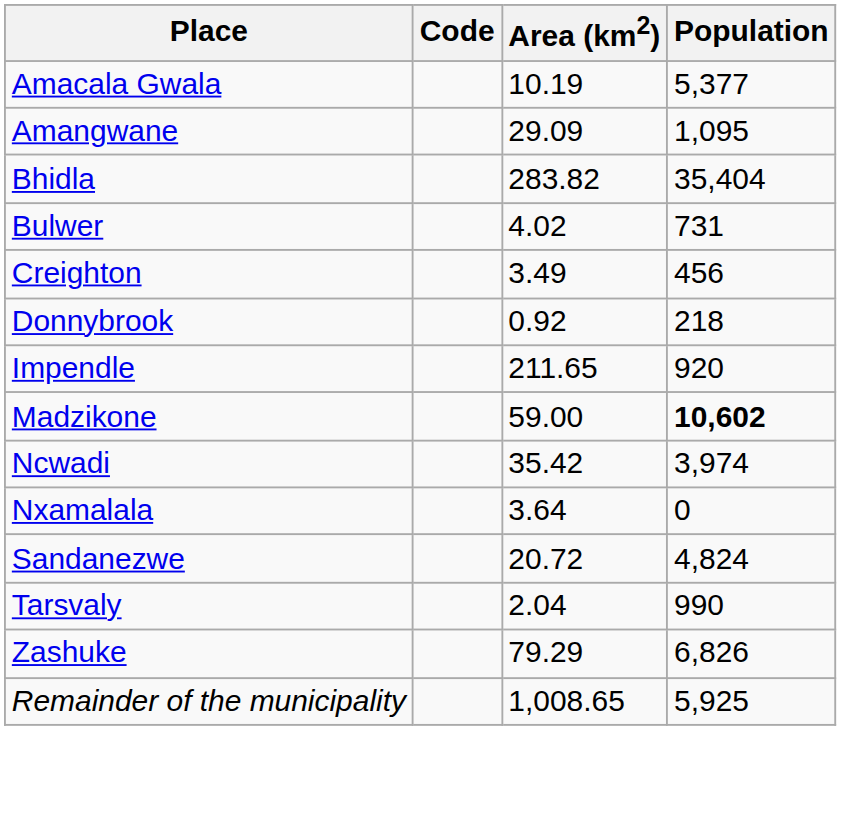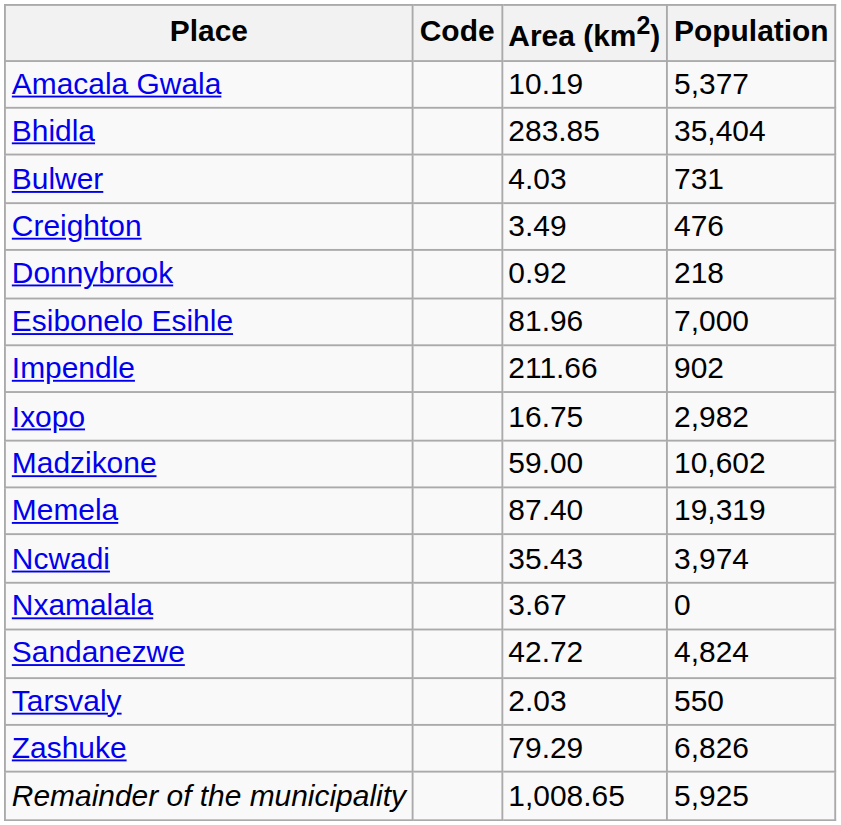- row: (95, 131)
(554, 178) 283.82 -> (554, 131) 283.85
(537, 226) 4.02 -> (537, 178) 4.03
(699, 273) 456 -> (699, 226) 476
+ row: (122, 321)
(553, 368) 211.65 -> (553, 368) 211.66
(699, 368) 920 -> (699, 368) 902
+ row: (48, 415)
(720, 415) bold -> (720, 463) normal
+ row: (65, 510)
(546, 463) 35.42 -> (546, 558) 35.43
(537, 510) 3.64 -> (537, 605) 3.67
(546, 558) 20.72 -> (546, 653) 42.72
(537, 605) 2.04 -> (537, 700) 2.03
(699, 605) 990 -> (699, 700) 550
